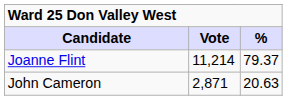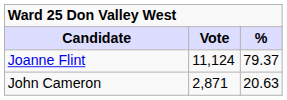(214, 60) 11,214 -> (214, 60) 11,124
